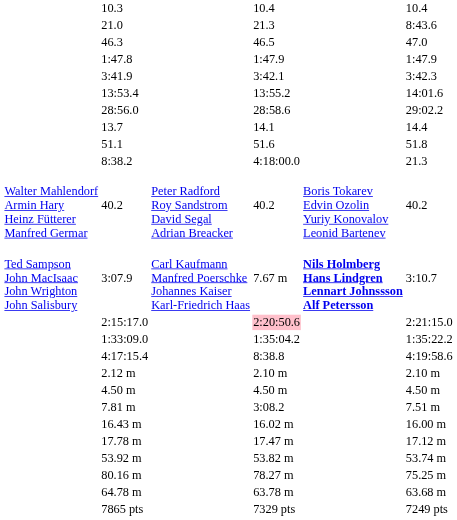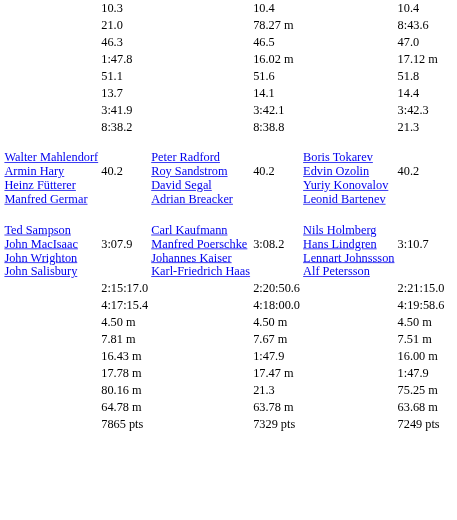(264, 25) 21.3 -> (273, 25) 78.27 m
(269, 59) 1:47.9 -> (273, 59) 16.02 m
(421, 59) 1:47.9 -> (418, 59) 17.12 m
rows swapped: (117, 76) <-> (112, 143)
- row: (120, 93)
- row: (120, 109)
(277, 160) 4:18:00.0 -> (269, 126) 8:38.8
(270, 277) 7.67 m -> (269, 243) 3:08.2
(353, 284) bold -> (349, 250) normal
(277, 322) pink background -> (277, 288) no background
- row: (125, 339)
(269, 356) 8:38.8 -> (277, 305) 4:18:00.0
- row: (118, 373)
(269, 407) 3:08.2 -> (270, 339) 7.67 m
(273, 424) 16.02 m -> (269, 356) 1:47.9
(426, 441) 17.12 m -> (413, 373) 1:47.9
- row: (121, 458)
(273, 474) 78.27 m -> (264, 390) 21.3
